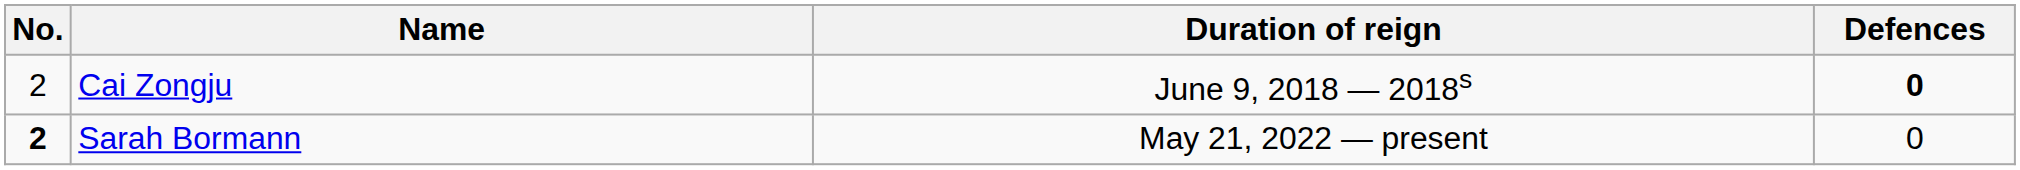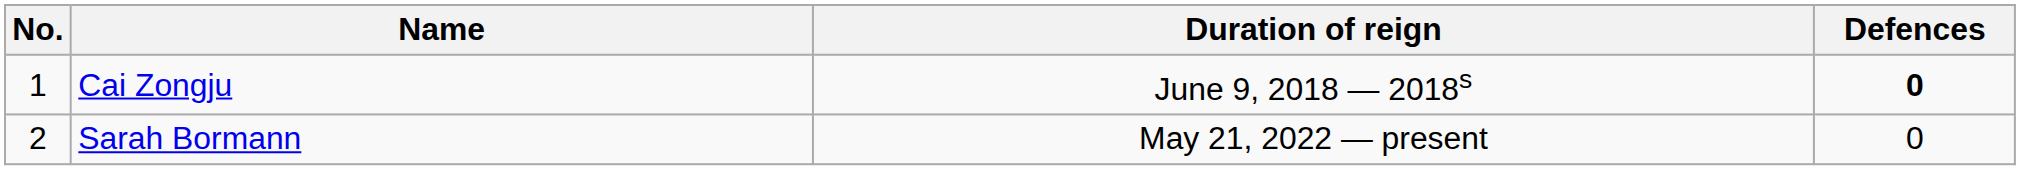(38, 84) 2 -> (38, 84) 1
(38, 139) bold -> (38, 139) normal
